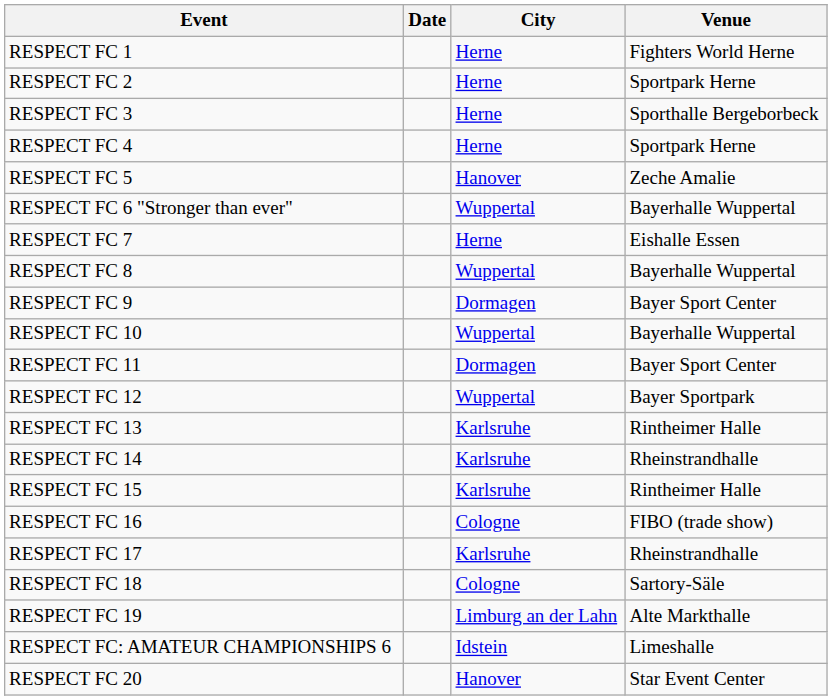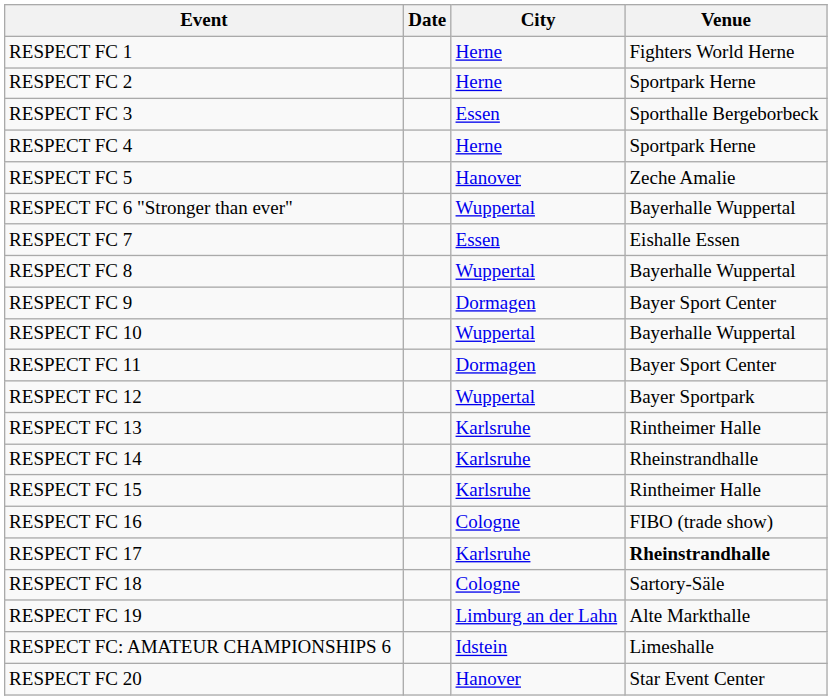(479, 114) Herne -> (478, 114) Essen
(479, 239) Herne -> (478, 239) Essen
(694, 553) normal -> (700, 553) bold
